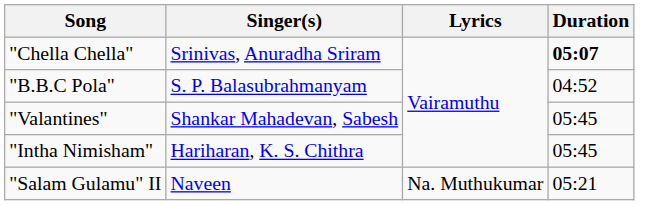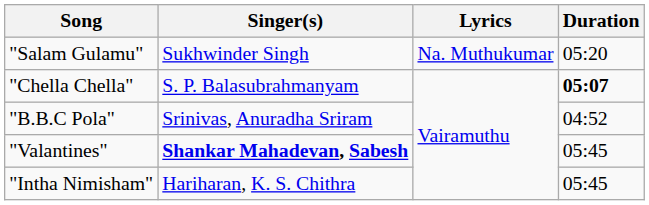+ row: (76, 53)
(276, 53) Srinivas, Anuradha Sriram -> (260, 86) S. P. Balasubrahmanyam
(269, 86) S. P. Balasubrahmanyam -> (267, 118) Srinivas, Anuradha Sriram
(284, 118) normal -> (285, 151) bold
- row: (85, 183)
